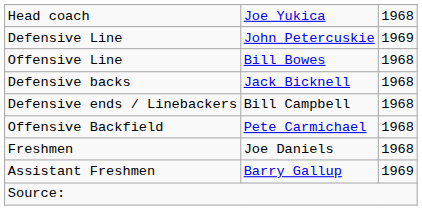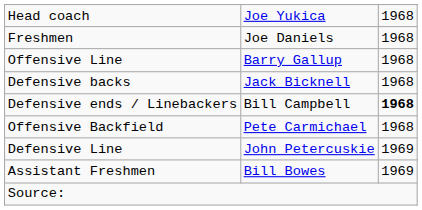rows swapped: (65, 38) <-> (41, 149)
(285, 60) Bill Bowes -> (293, 60) Barry Gallup
(398, 105) normal -> (398, 105) bold
(293, 171) Barry Gallup -> (285, 171) Bill Bowes
